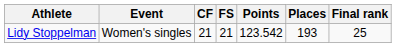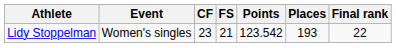(205, 33) 21 -> (205, 33) 23
(360, 33) 25 -> (360, 33) 22
